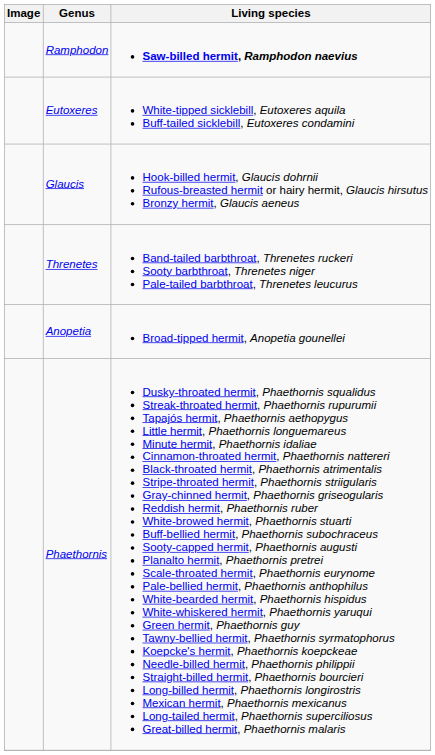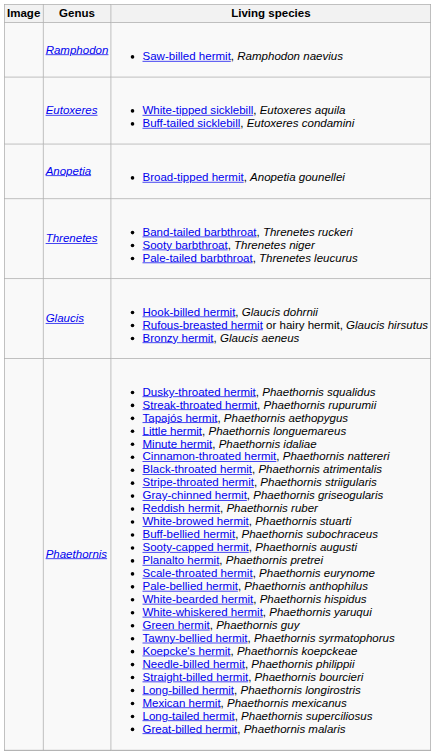(271, 56) bold -> (271, 56) normal
rows swapped: (65, 184) <-> (68, 331)
